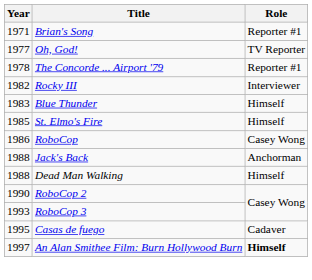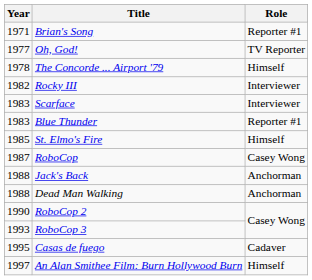(275, 67) Reporter #1 -> (266, 67) Himself
+ row: (55, 103)
(266, 103) Himself -> (275, 121) Reporter #1
(18, 139) 1986 -> (18, 157) 1987
(266, 175) Himself -> (274, 193) Anchorman
(267, 247) bold -> (266, 265) normal
